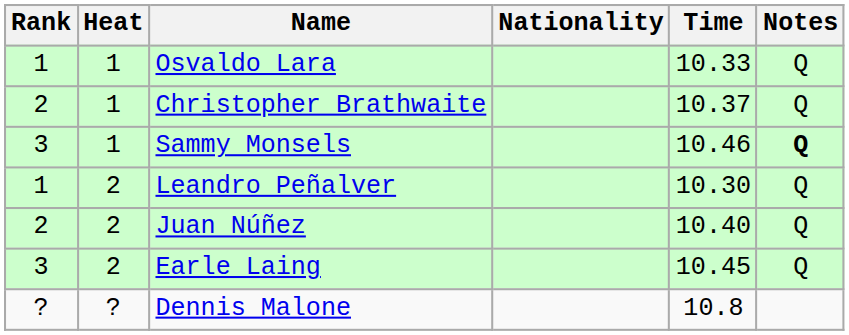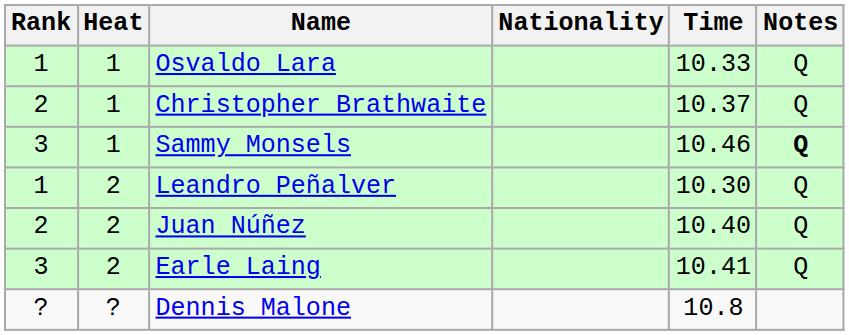(713, 268) 10.45 -> (713, 268) 10.41
